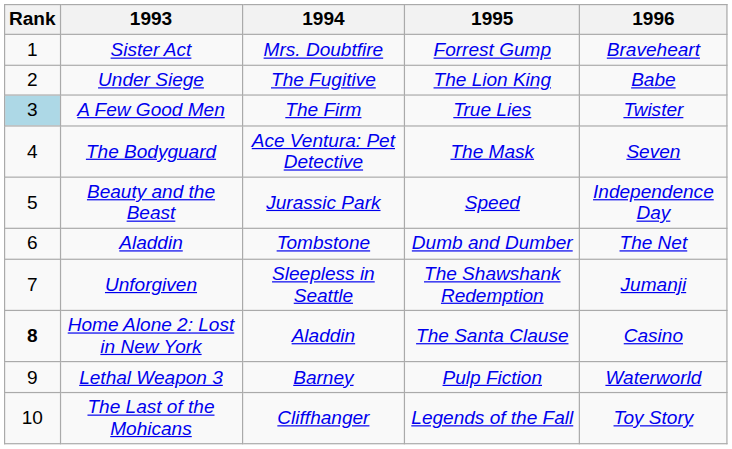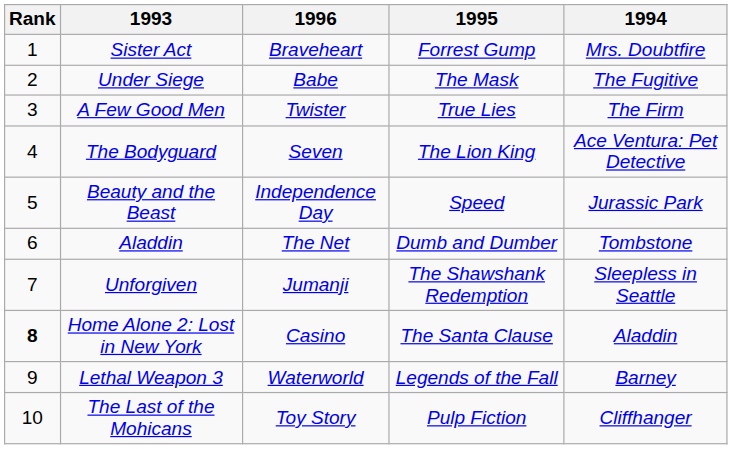columns swapped: (323, 19) <-> (653, 19)
(492, 79) The Lion King -> (477, 79) The Mask
(32, 110) lightblue background -> (32, 110) no background
(492, 151) The Mask -> (477, 151) The Lion King
(492, 377) Pulp Fiction -> (477, 377) Legends of the Fall
(492, 417) Legends of the Fall -> (477, 417) Pulp Fiction
